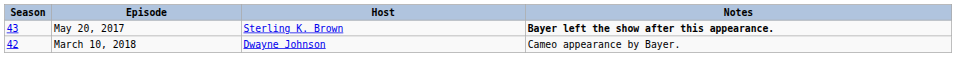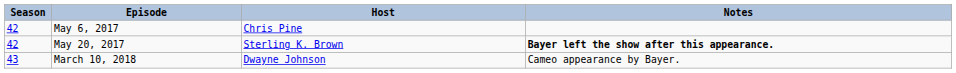+ row: (86, 28)
(13, 28) 43 -> (13, 44) 42
(13, 44) 42 -> (13, 60) 43
